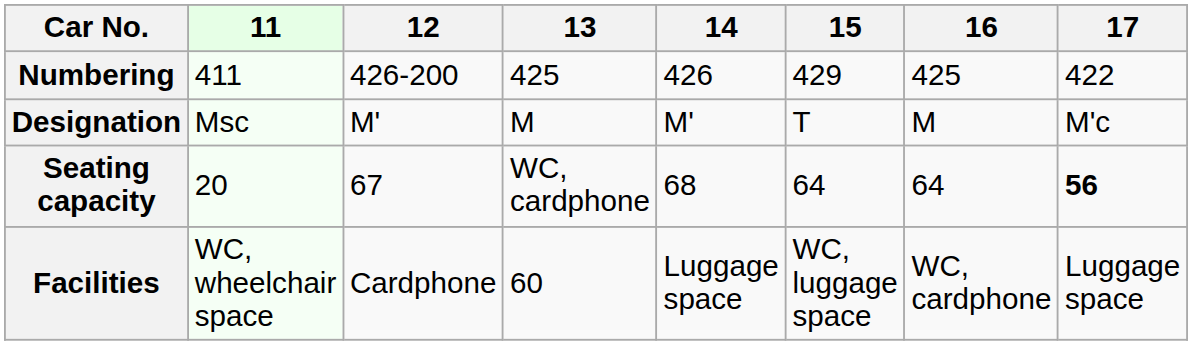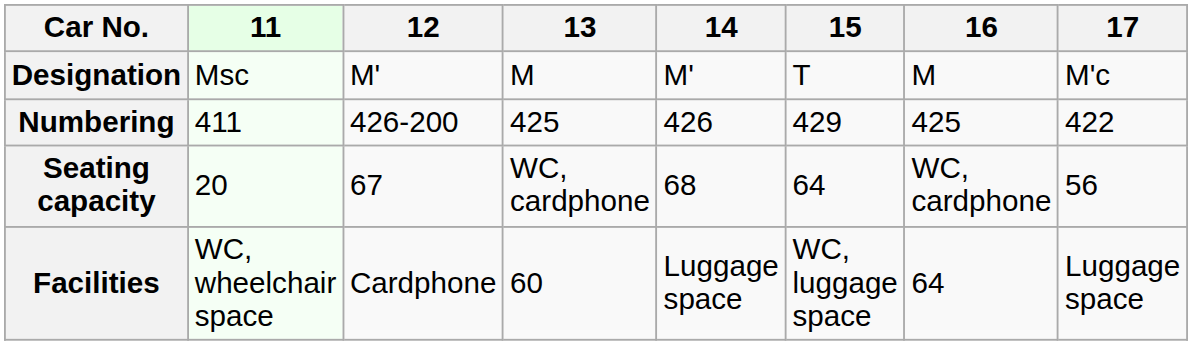rows swapped: (96, 121) <-> (96, 74)
(928, 185) 64 -> (981, 185) WC, cardphone
(1081, 185) bold -> (1081, 185) normal
(981, 282) WC, cardphone -> (928, 282) 64
